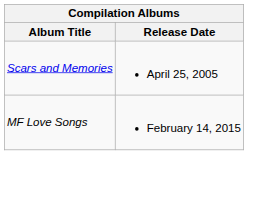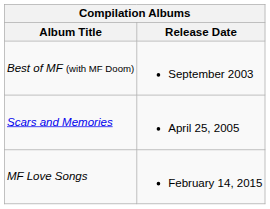+ row: (71, 68)
